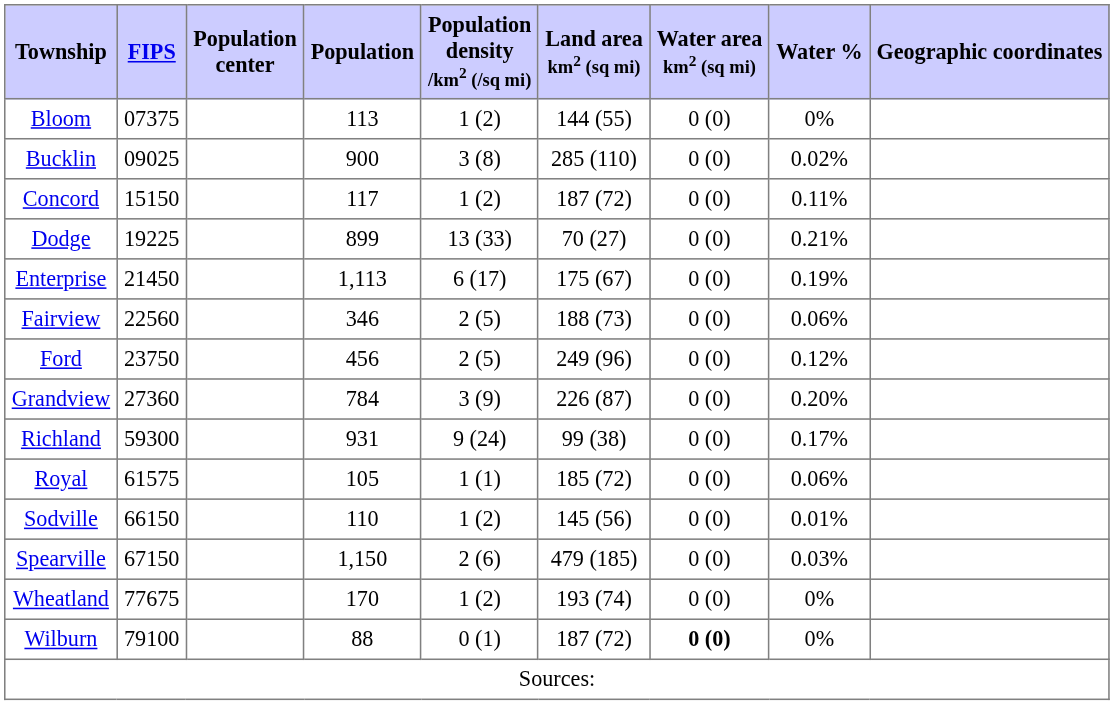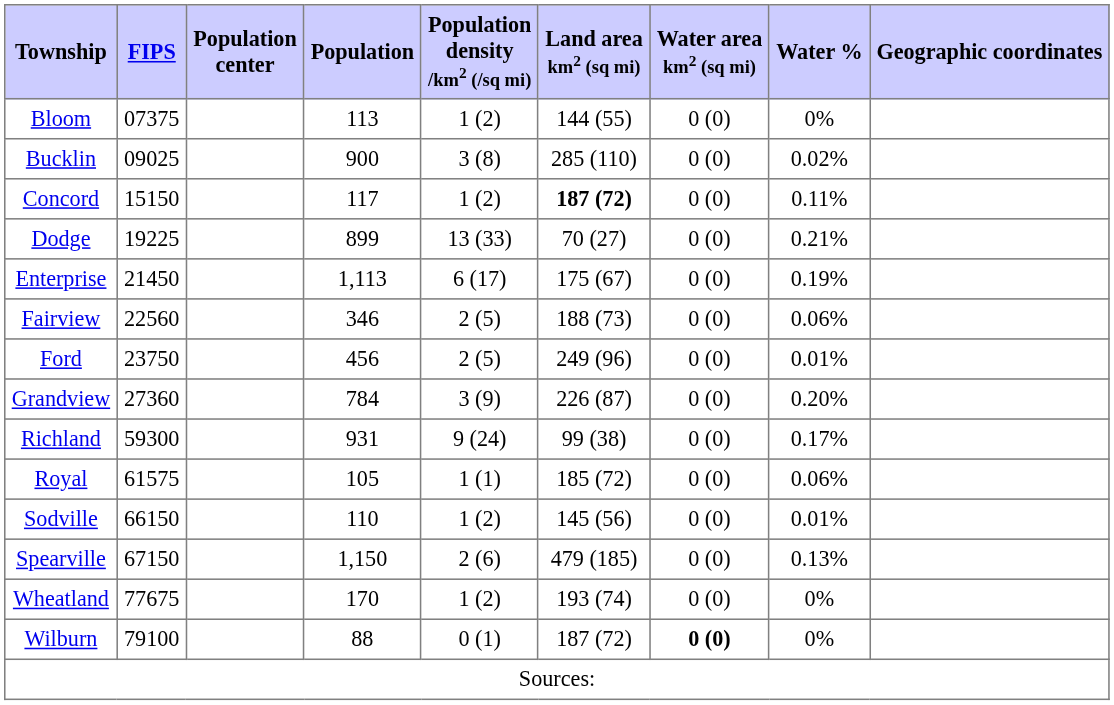(594, 198) normal -> (594, 198) bold
(819, 358) 0.12% -> (819, 358) 0.01%
(819, 558) 0.03% -> (819, 558) 0.13%
